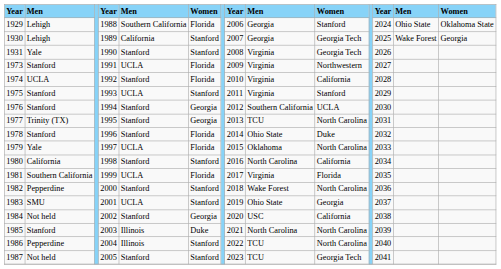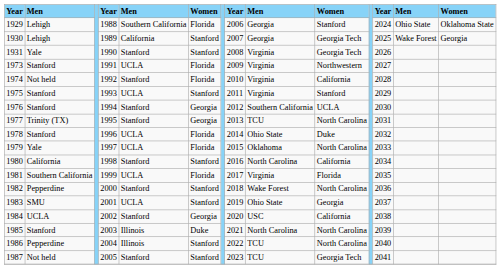(38, 79) UCLA -> (41, 79) Not held
(135, 134) Stanford -> (132, 134) UCLA
(41, 216) Not held -> (38, 216) UCLA
